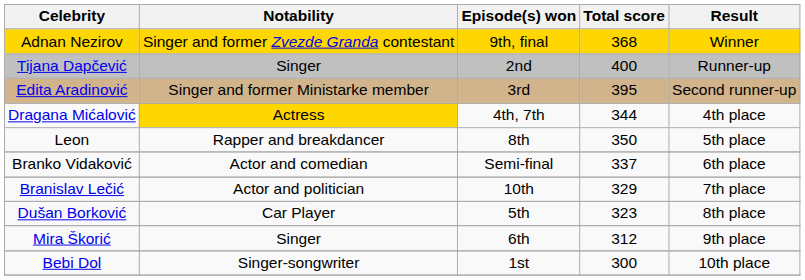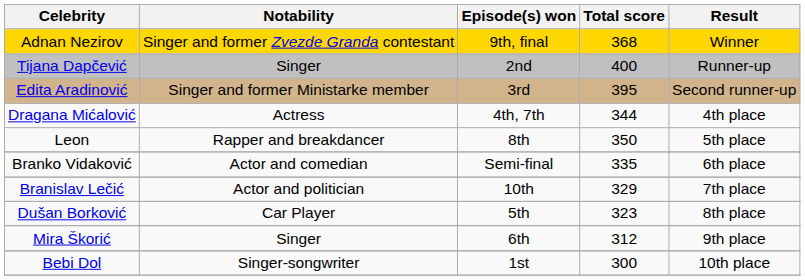(299, 115) gold background -> (299, 115) no background
(624, 164) 337 -> (624, 164) 335
